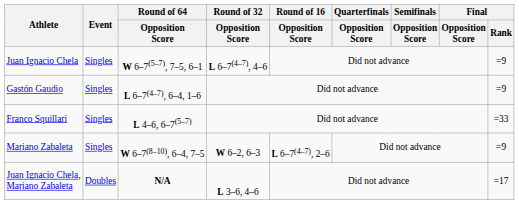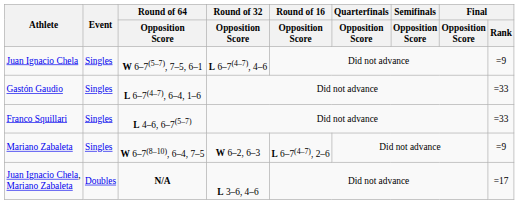(501, 90) =9 -> (501, 90) =33
